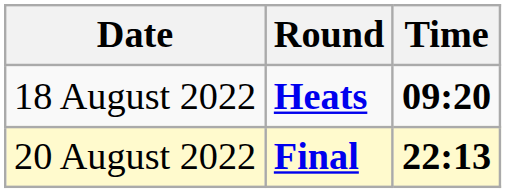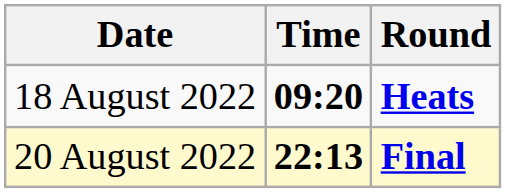columns swapped: (447, 34) <-> (329, 34)
